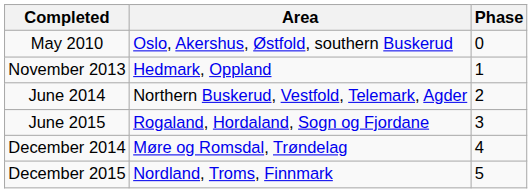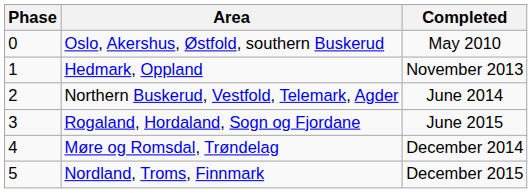columns swapped: (499, 17) <-> (67, 17)
